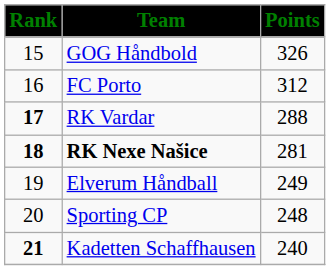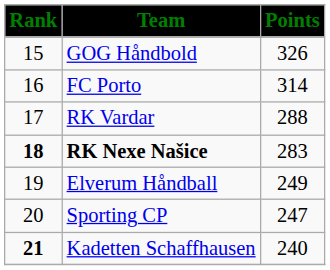(292, 85) 312 -> (292, 85) 314
(33, 118) bold -> (33, 118) normal
(292, 150) 281 -> (292, 150) 283
(292, 215) 248 -> (292, 215) 247
